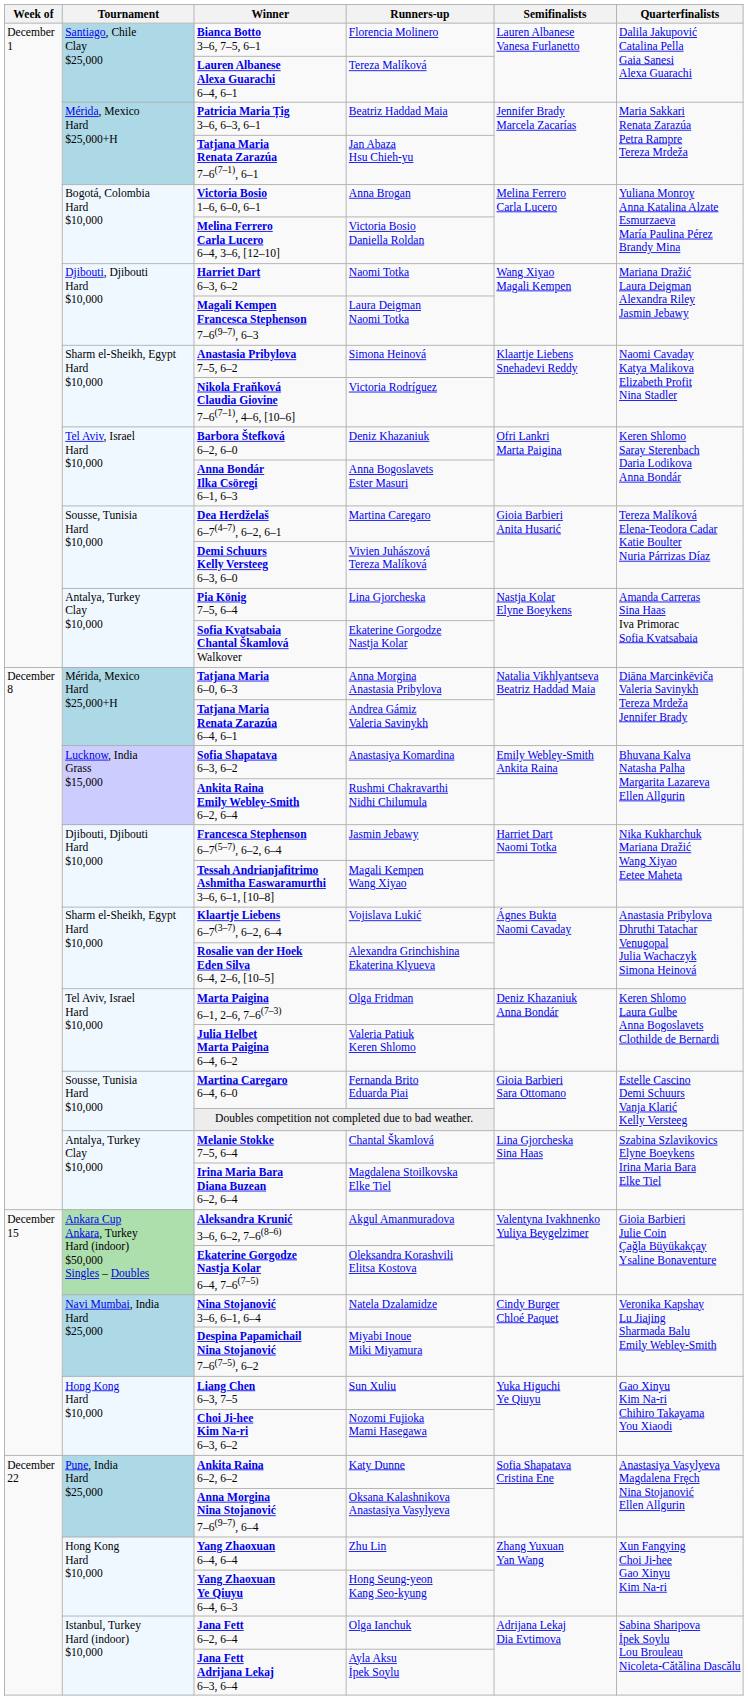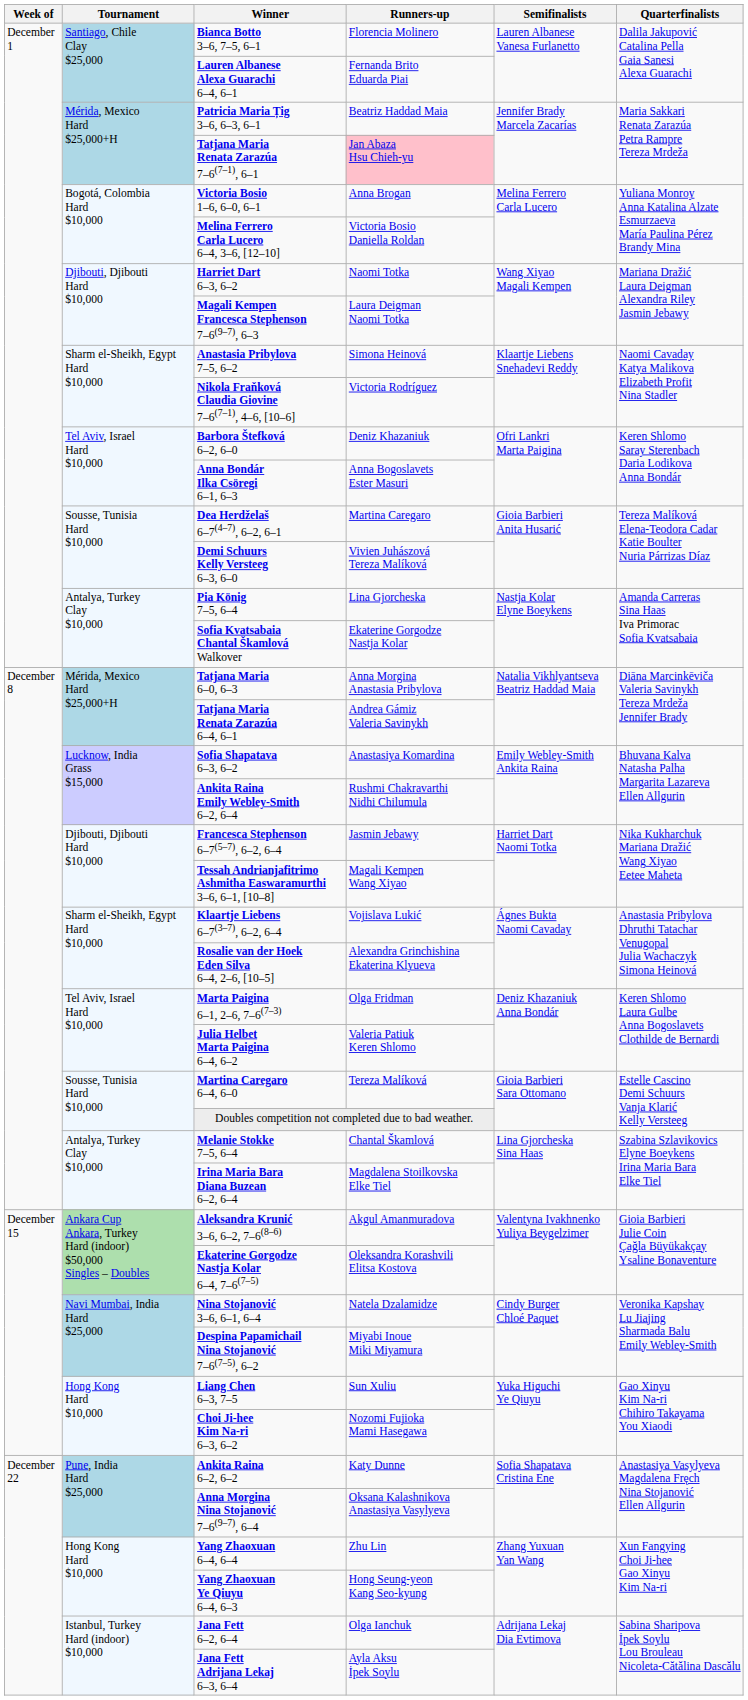(388, 65) Tereza Malíková -> (384, 72) Fernanda Brito Eduarda Piai
(381, 151) no background -> (381, 151) pink background
(384, 1086) Fernanda Brito Eduarda Piai -> (388, 1079) Tereza Malíková
